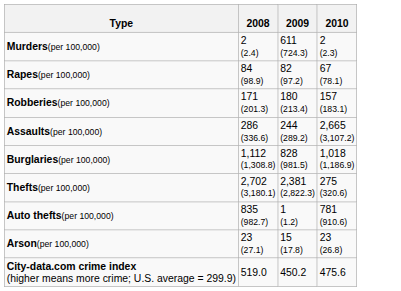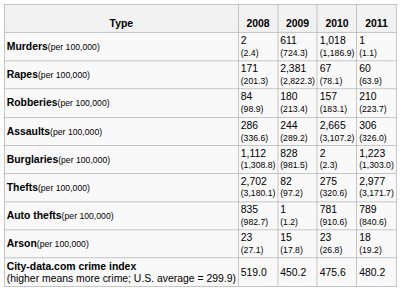+ column: (376, 24)
(329, 46) 2 (2.3) -> (337, 46) 1,018 (1,186.9)
(252, 74) 84 (98.9) -> (254, 74) 171 (201.3)
(292, 74) 82 (97.2) -> (298, 74) 2,381 (2,822.3)
(254, 103) 171 (201.3) -> (252, 103) 84 (98.9)
(337, 159) 1,018 (1,186.9) -> (329, 159) 2 (2.3)
(298, 187) 2,381 (2,822.3) -> (292, 187) 82 (97.2)
